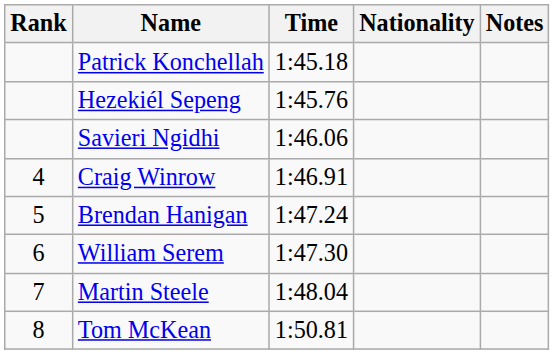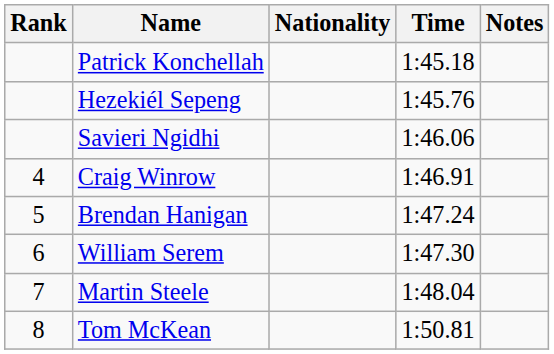columns swapped: (417, 23) <-> (311, 23)
